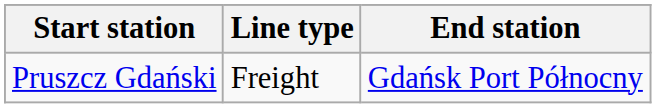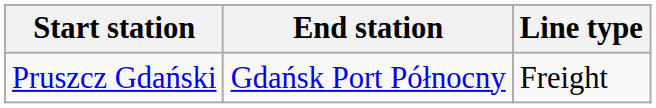columns swapped: (505, 28) <-> (292, 28)
